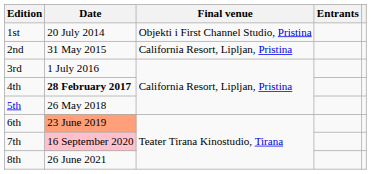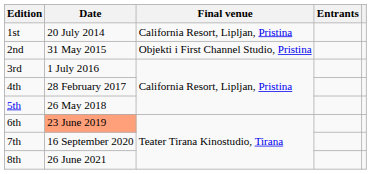(225, 32) Objekti i First Channel Studio, Pristina -> (215, 32) California Resort, Lipljan, Pristina
(215, 50) California Resort, Lipljan, Pristina -> (225, 50) Objekti i First Channel Studio, Pristina
(89, 87) bold -> (87, 87) normal
(90, 142) pink background -> (90, 142) no background
